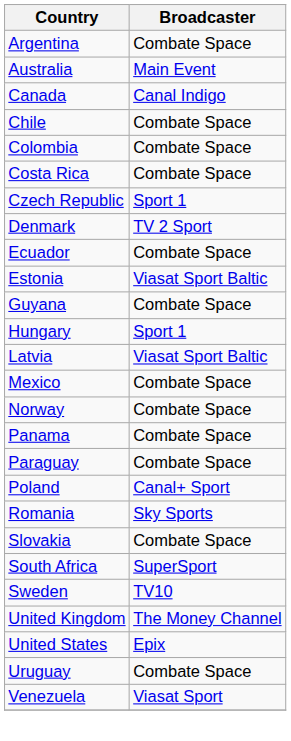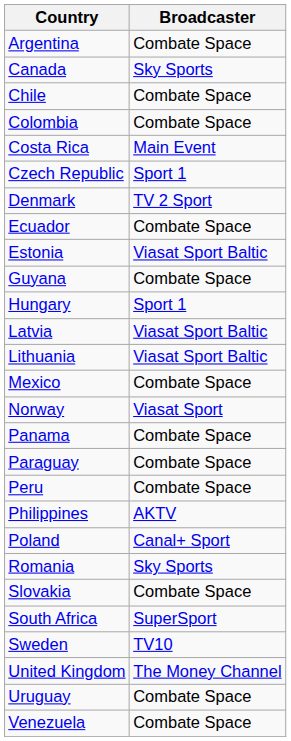- row: (40, 69)
(179, 95) Canal Indigo -> (173, 69) Sky Sports
(192, 174) Combate Space -> (174, 148) Main Event
+ row: (42, 357)
(192, 409) Combate Space -> (178, 409) Viasat Sport
+ row: (26, 488)
+ row: (48, 514)
- row: (58, 644)
(178, 697) Viasat Sport -> (192, 723) Combate Space
